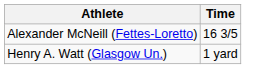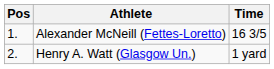+ column: (19, 14)
